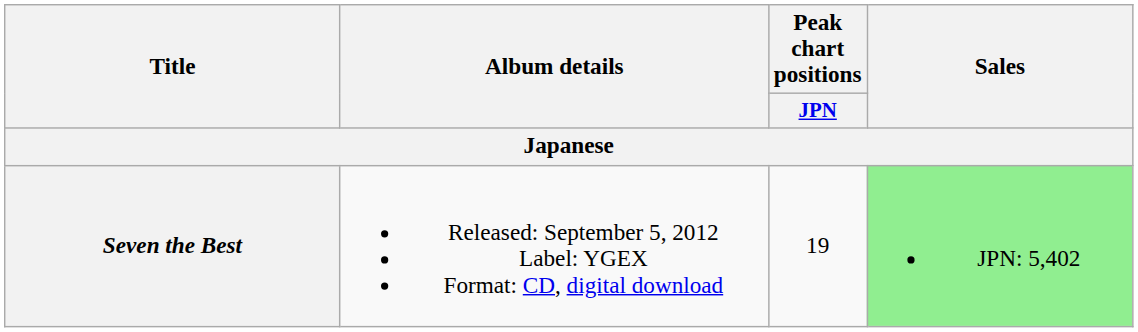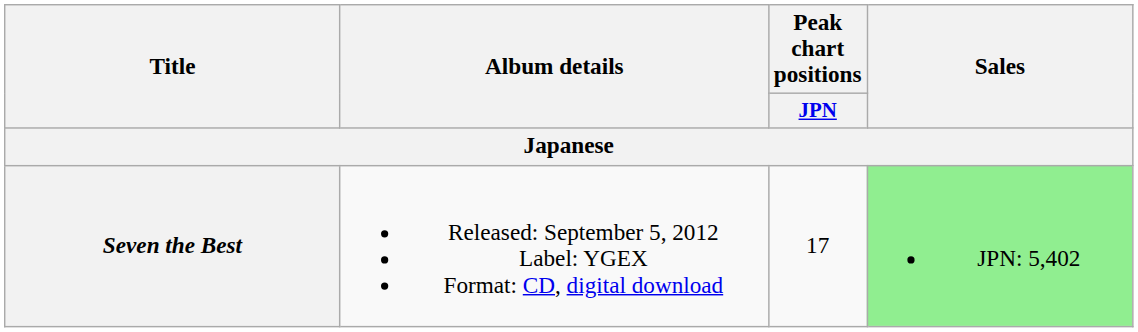(818, 245) 19 -> (818, 245) 17
